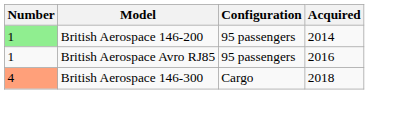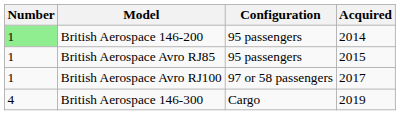(321, 57) 2016 -> (352, 57) 2015
+ row: (141, 78)
(11, 78) lightsalmon background -> (11, 99) no background
(321, 78) 2018 -> (352, 99) 2019
